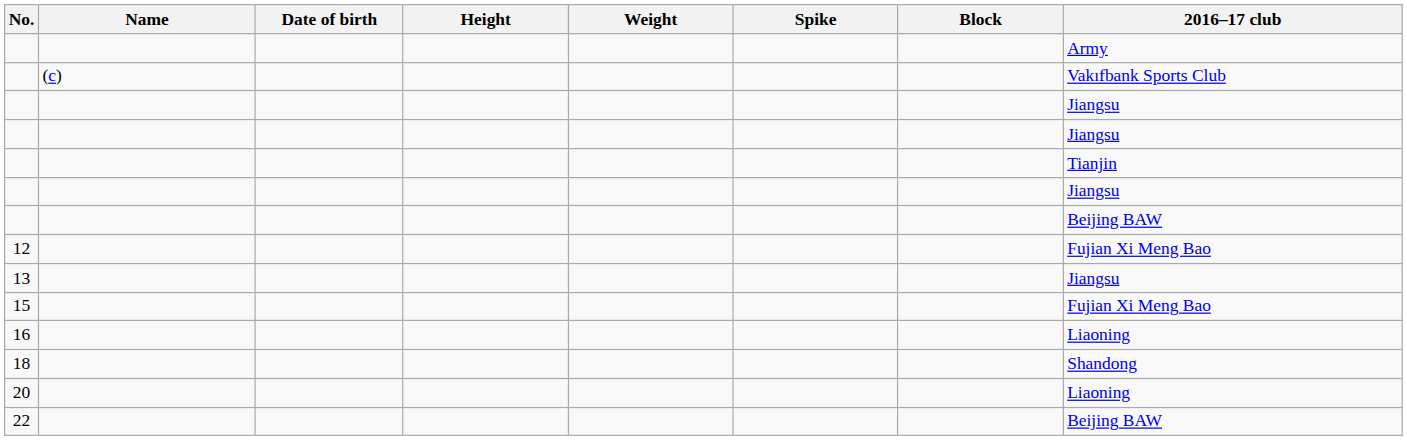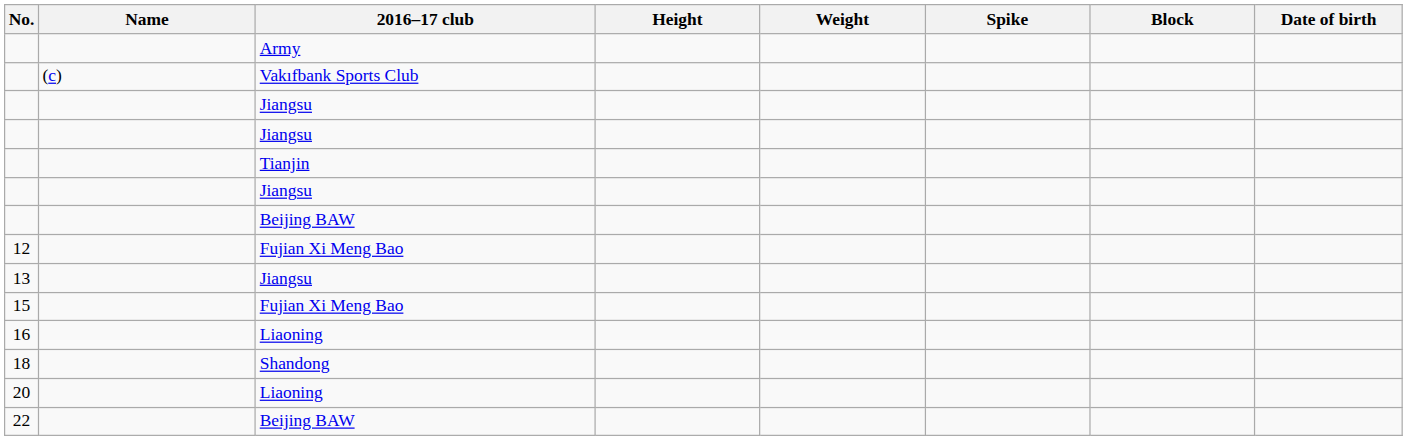columns swapped: (329, 19) <-> (1233, 19)
